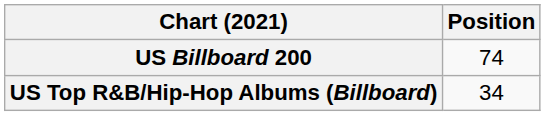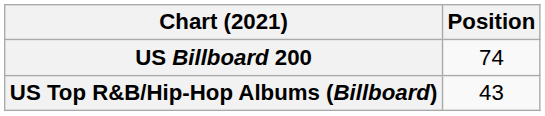(491, 92) 34 -> (491, 92) 43
